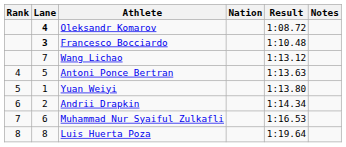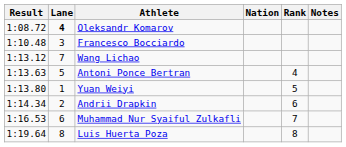columns swapped: (18, 12) <-> (286, 12)
(45, 42) bold -> (62, 42) normal
